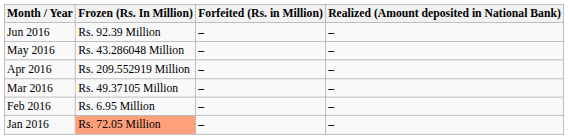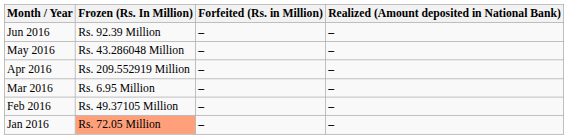(128, 87) Rs. 49.37105 Million -> (116, 87) Rs. 6.95 Million
(116, 106) Rs. 6.95 Million -> (128, 106) Rs. 49.37105 Million
